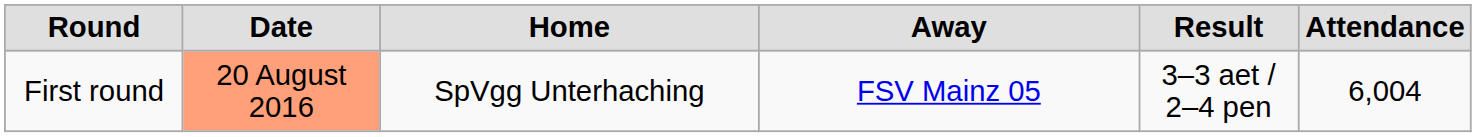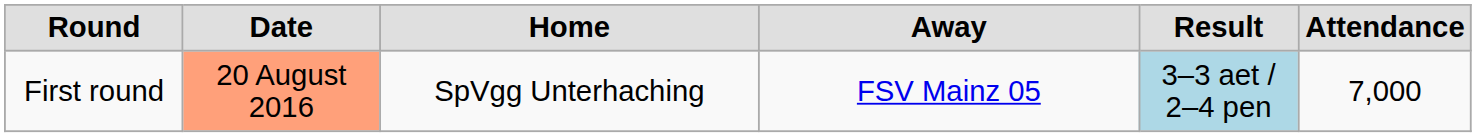(1219, 90) no background -> (1219, 90) lightblue background
(1385, 90) 6,004 -> (1385, 90) 7,000
